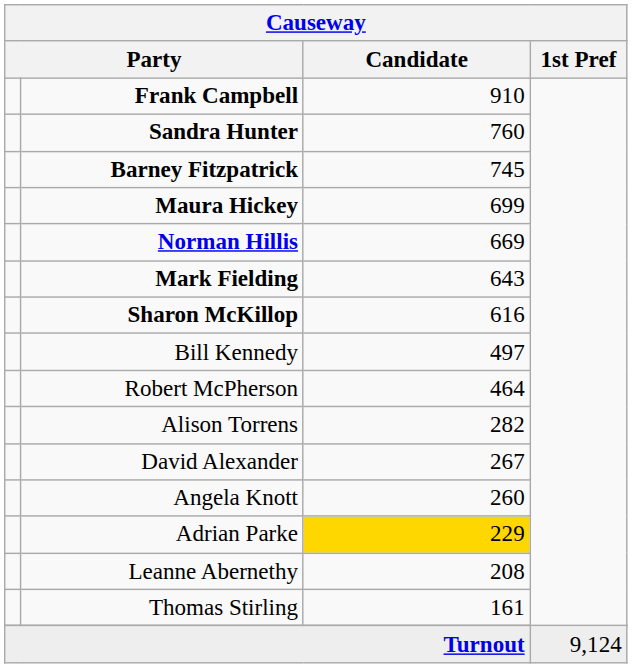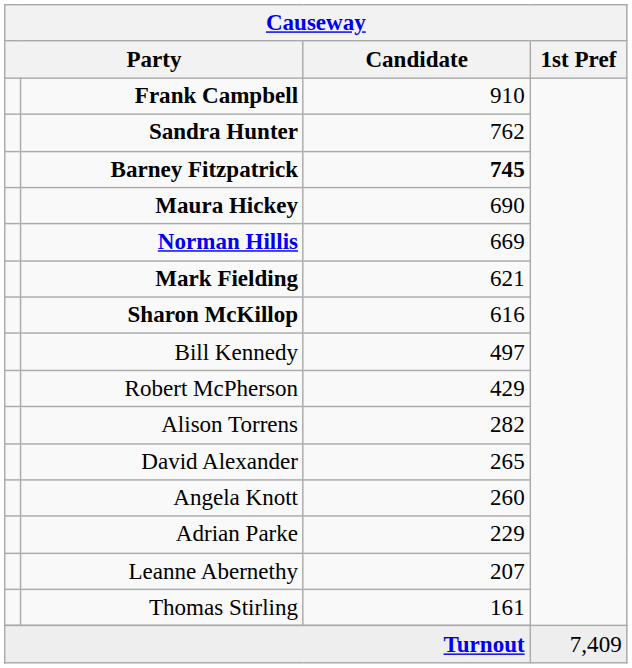(507, 132) 760 -> (507, 132) 762
(507, 168) normal -> (507, 168) bold
(507, 205) 699 -> (507, 205) 690
(507, 278) 643 -> (507, 278) 621
(507, 388) 464 -> (507, 388) 429
(507, 461) 267 -> (507, 461) 265
(507, 534) gold background -> (507, 534) no background
(507, 570) 208 -> (507, 570) 207
(596, 643) 9,124 -> (596, 643) 7,409
